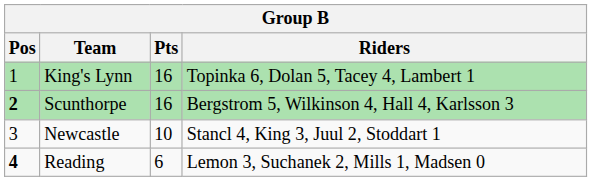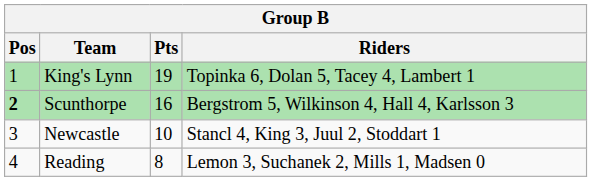(163, 76) 16 -> (163, 76) 19
(13, 162) bold -> (13, 162) normal
(159, 162) 6 -> (159, 162) 8
